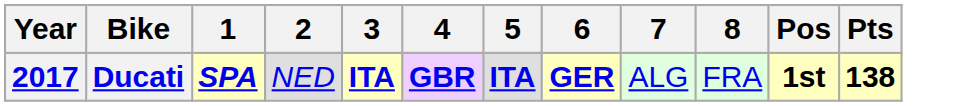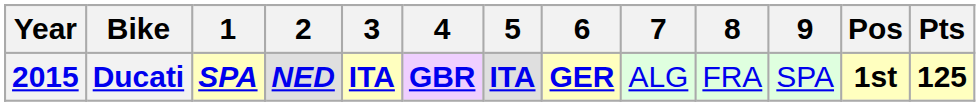+ column: (805, 29)
(45, 76) 2017 -> (45, 76) 2015
(303, 76) normal -> (303, 76) bold
(870, 76) 138 -> (942, 76) 125
